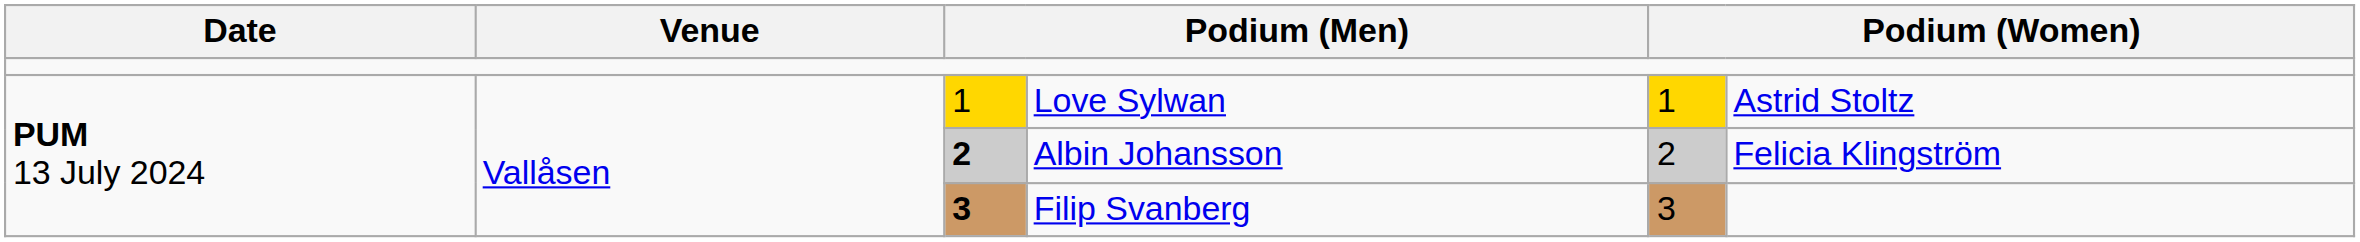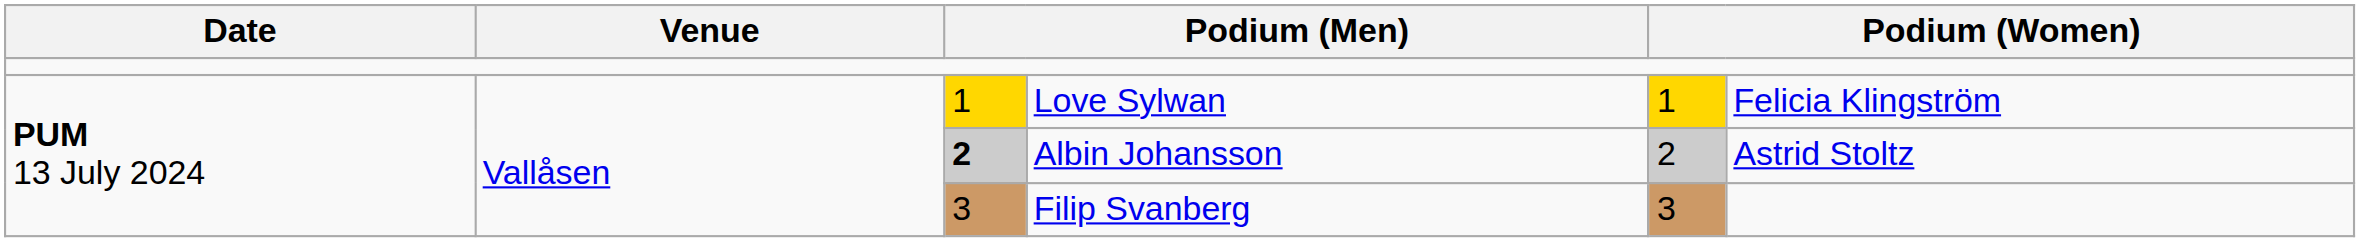(1824, 100) Astrid Stoltz -> (1867, 100) Felicia Klingström
(1867, 154) Felicia Klingström -> (1824, 154) Astrid Stoltz
(962, 208) bold -> (962, 208) normal
